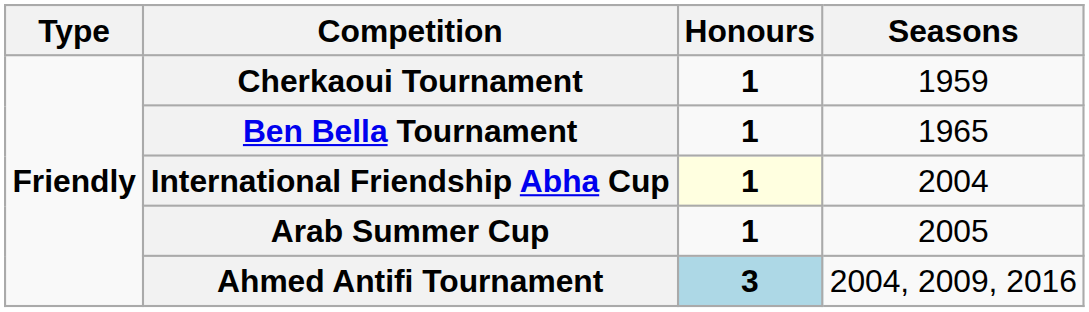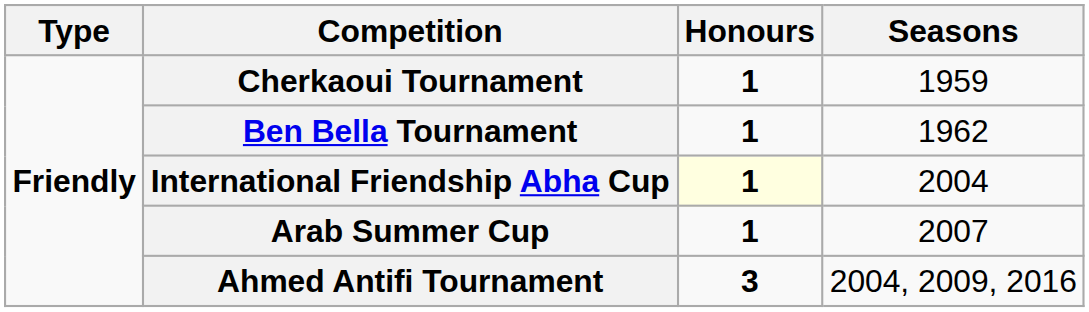(953, 131) 1965 -> (953, 131) 1962
(953, 232) 2005 -> (953, 232) 2007
(750, 282) lightblue background -> (750, 282) no background
